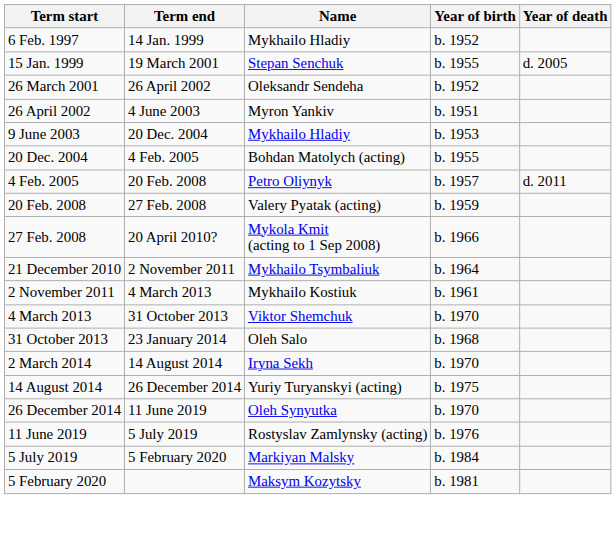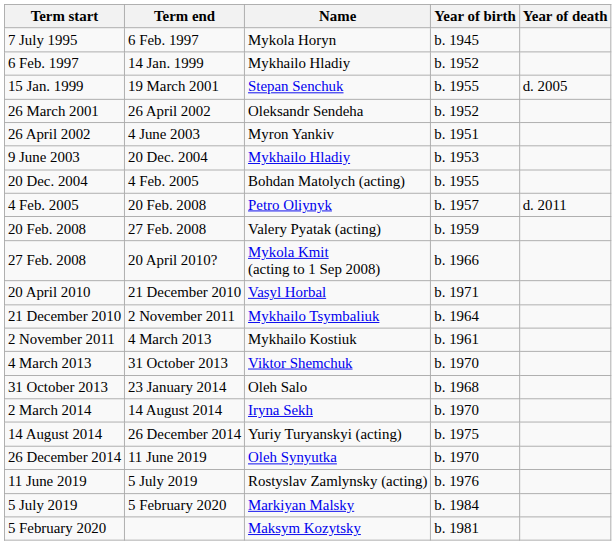+ row: (43, 39)
+ row: (49, 292)
